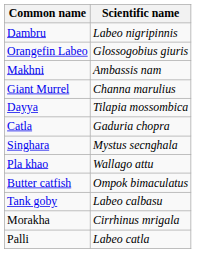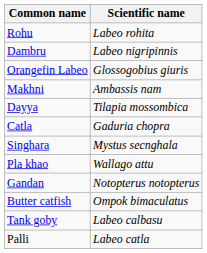+ row: (20, 32)
- row: (38, 88)
+ row: (26, 182)
- row: (28, 220)
